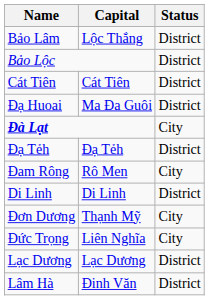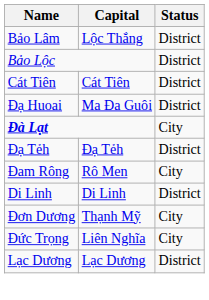- row: (31, 283)
